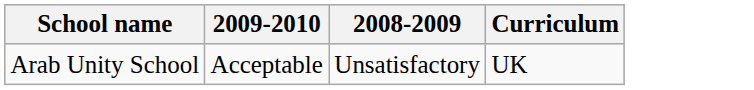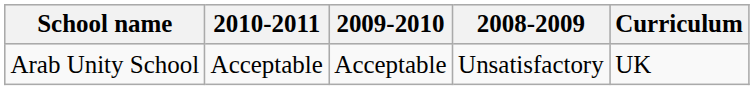+ column: (267, 24)
